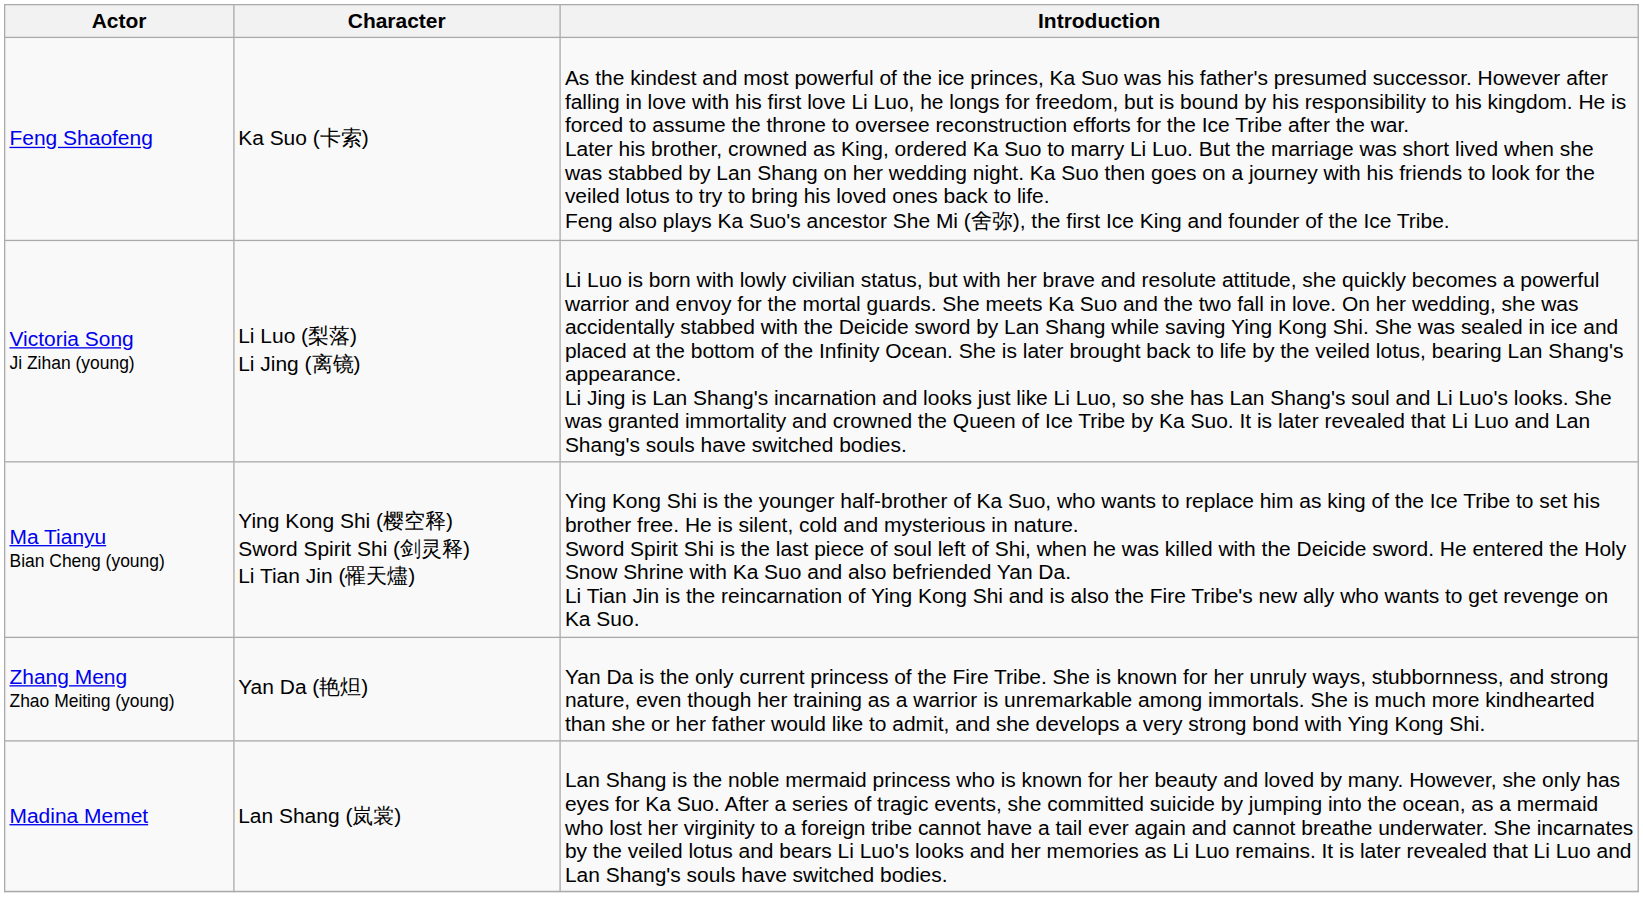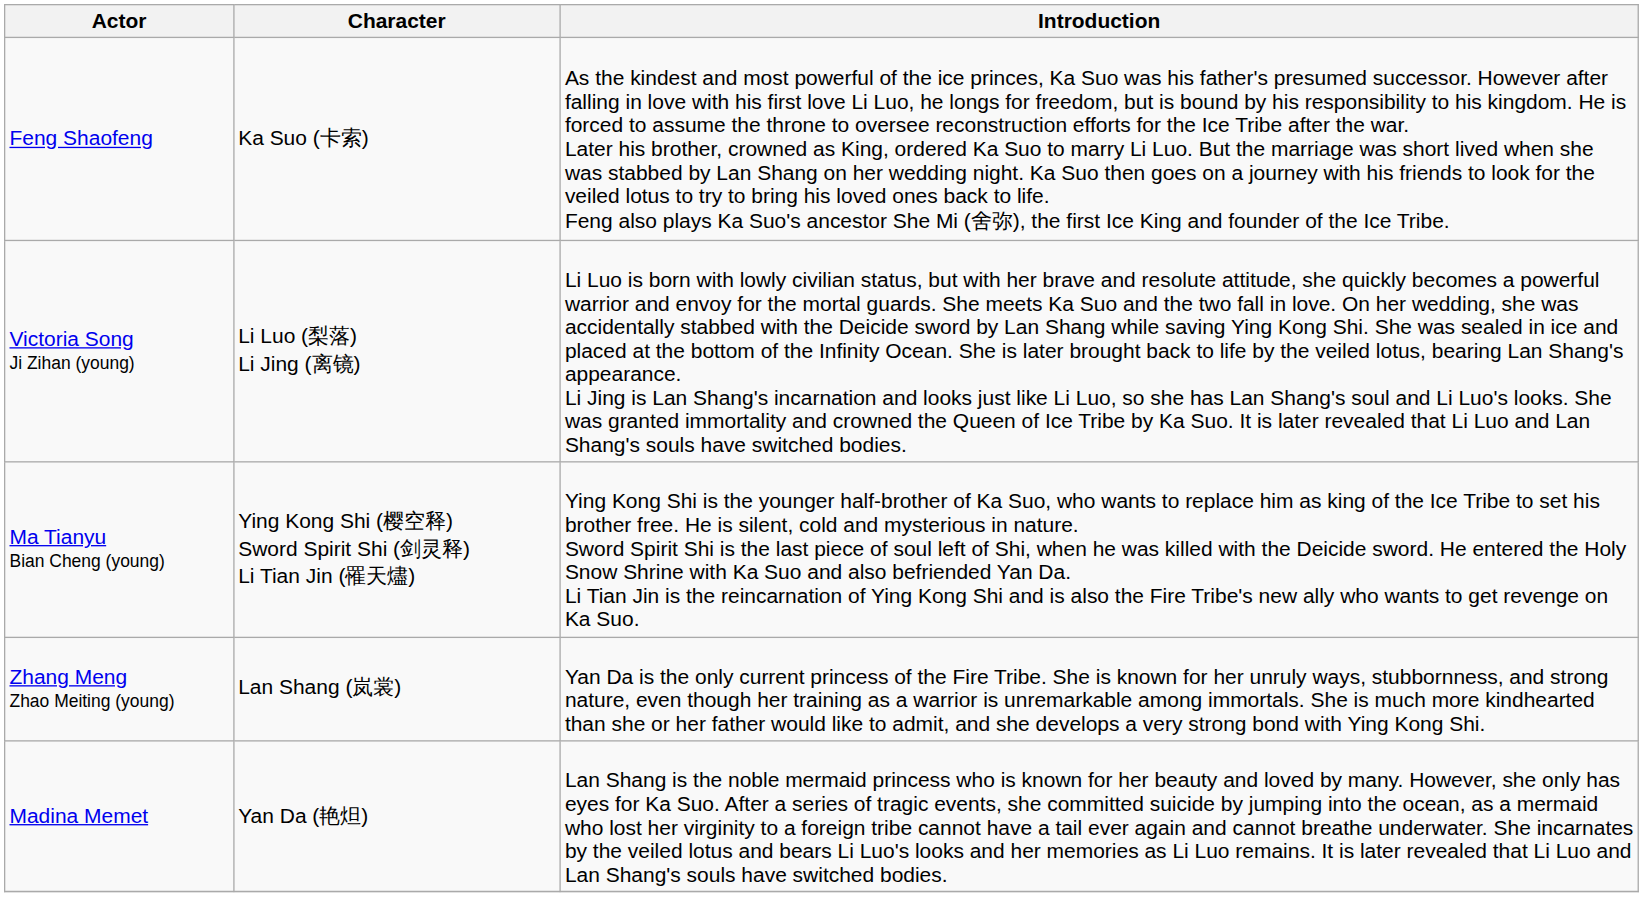(303, 687) Yan Da (艳炟) -> (320, 687) Lan Shang (岚裳)
(320, 815) Lan Shang (岚裳) -> (303, 815) Yan Da (艳炟)
